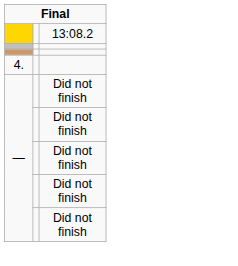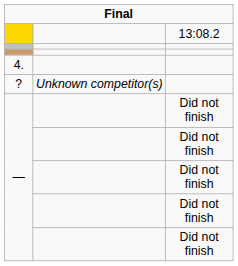+ row: (19, 84)
